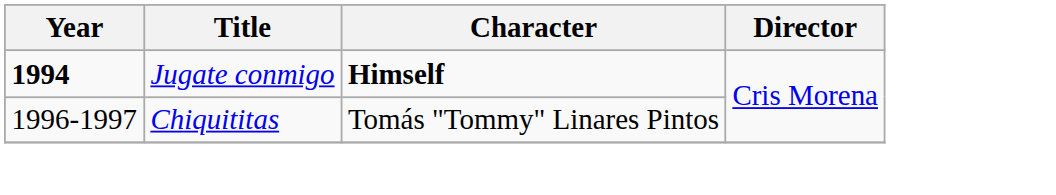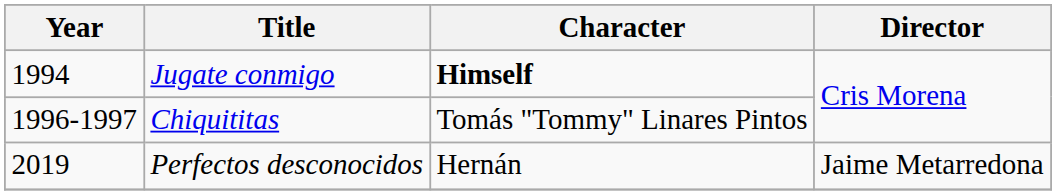(41, 73) bold -> (41, 73) normal
+ row: (287, 165)
